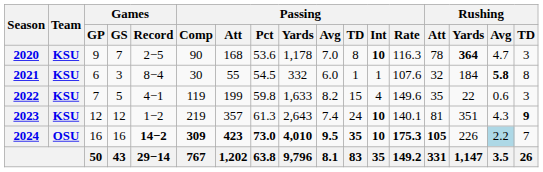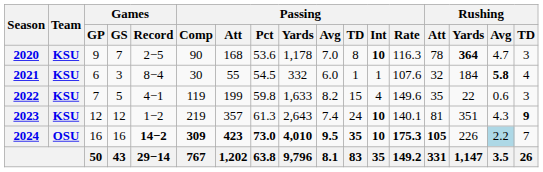(526, 75) 8 -> (526, 75) 4
